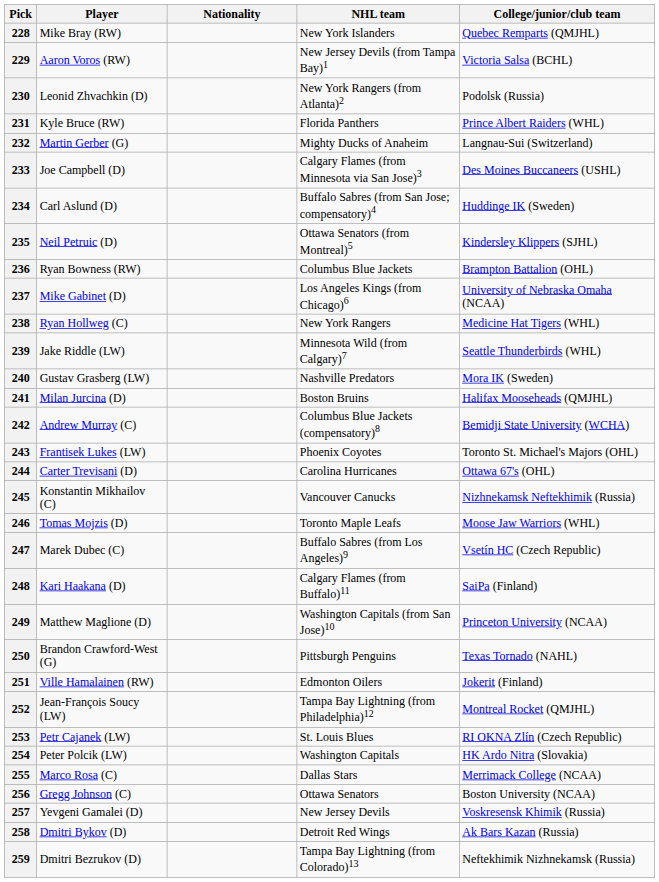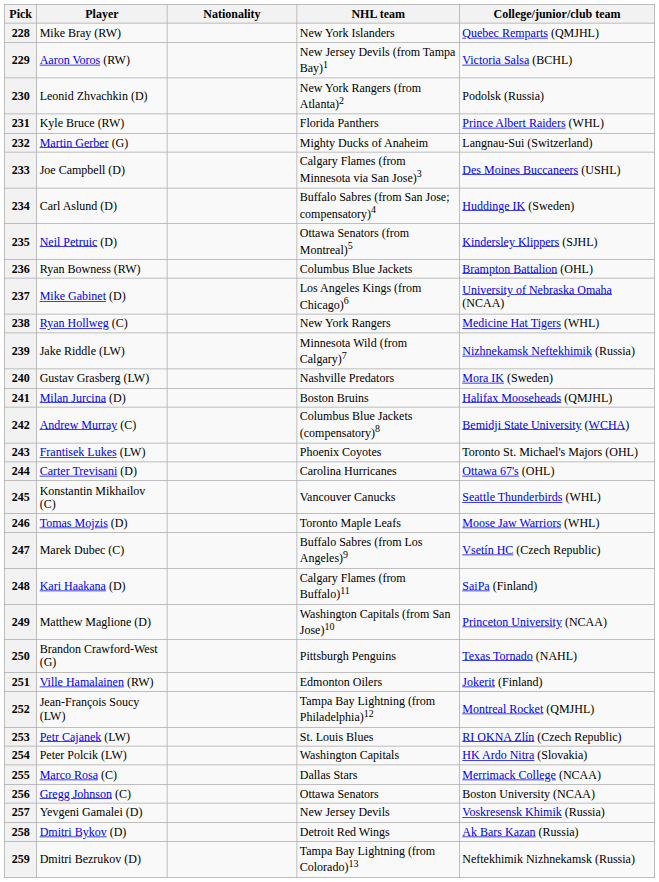(532, 351) Seattle Thunderbirds (WHL) -> (549, 351) Nizhnekamsk Neftekhimik (Russia)
(549, 497) Nizhnekamsk Neftekhimik (Russia) -> (532, 497) Seattle Thunderbirds (WHL)
